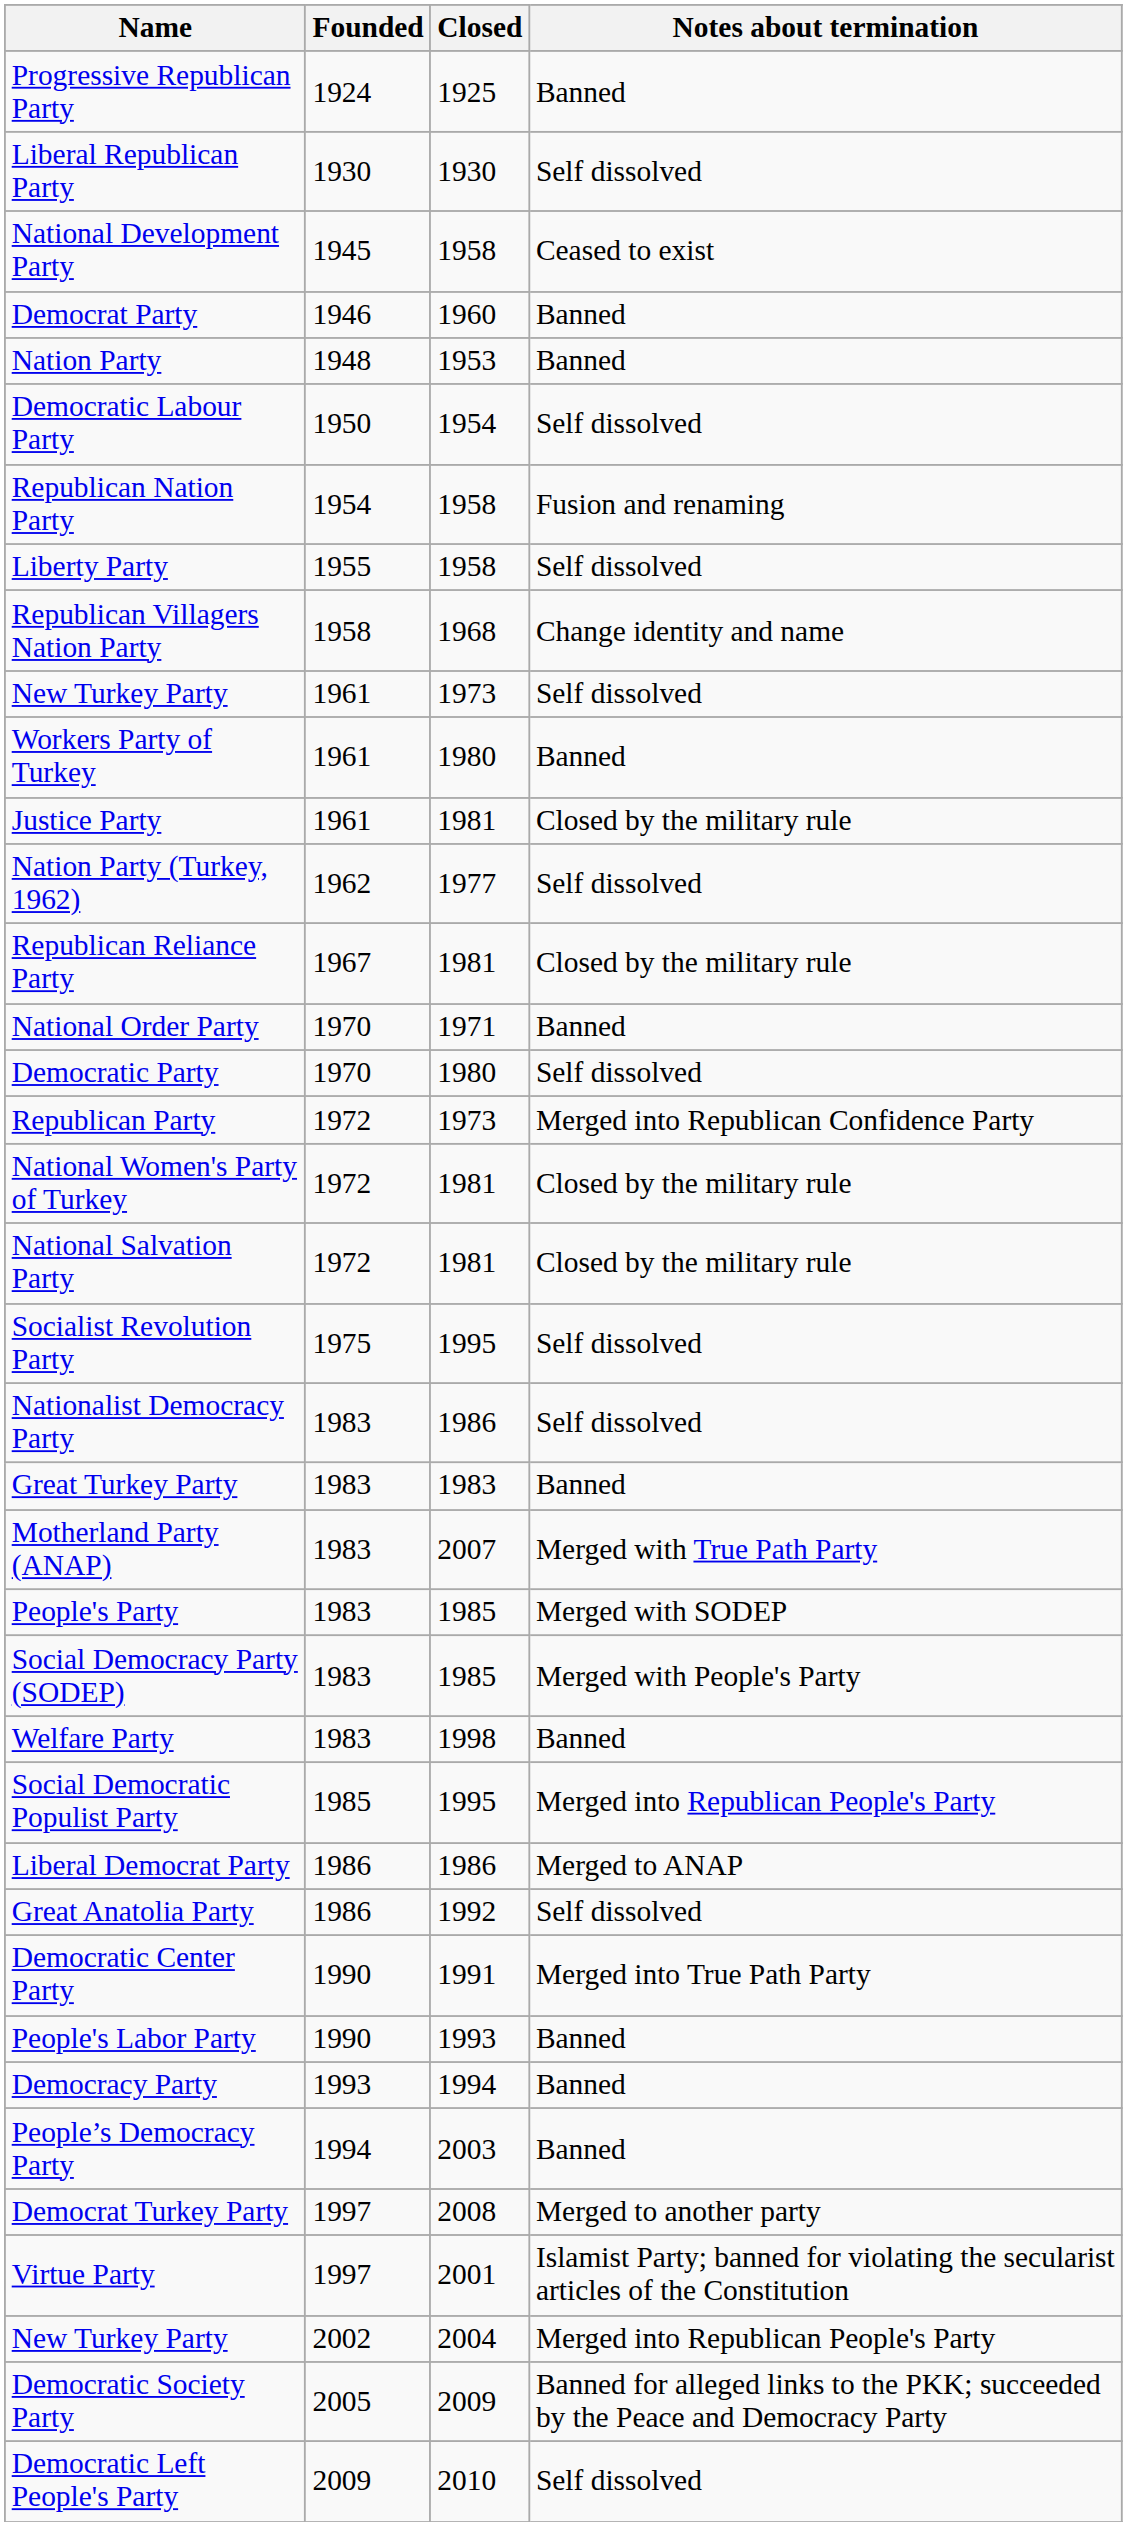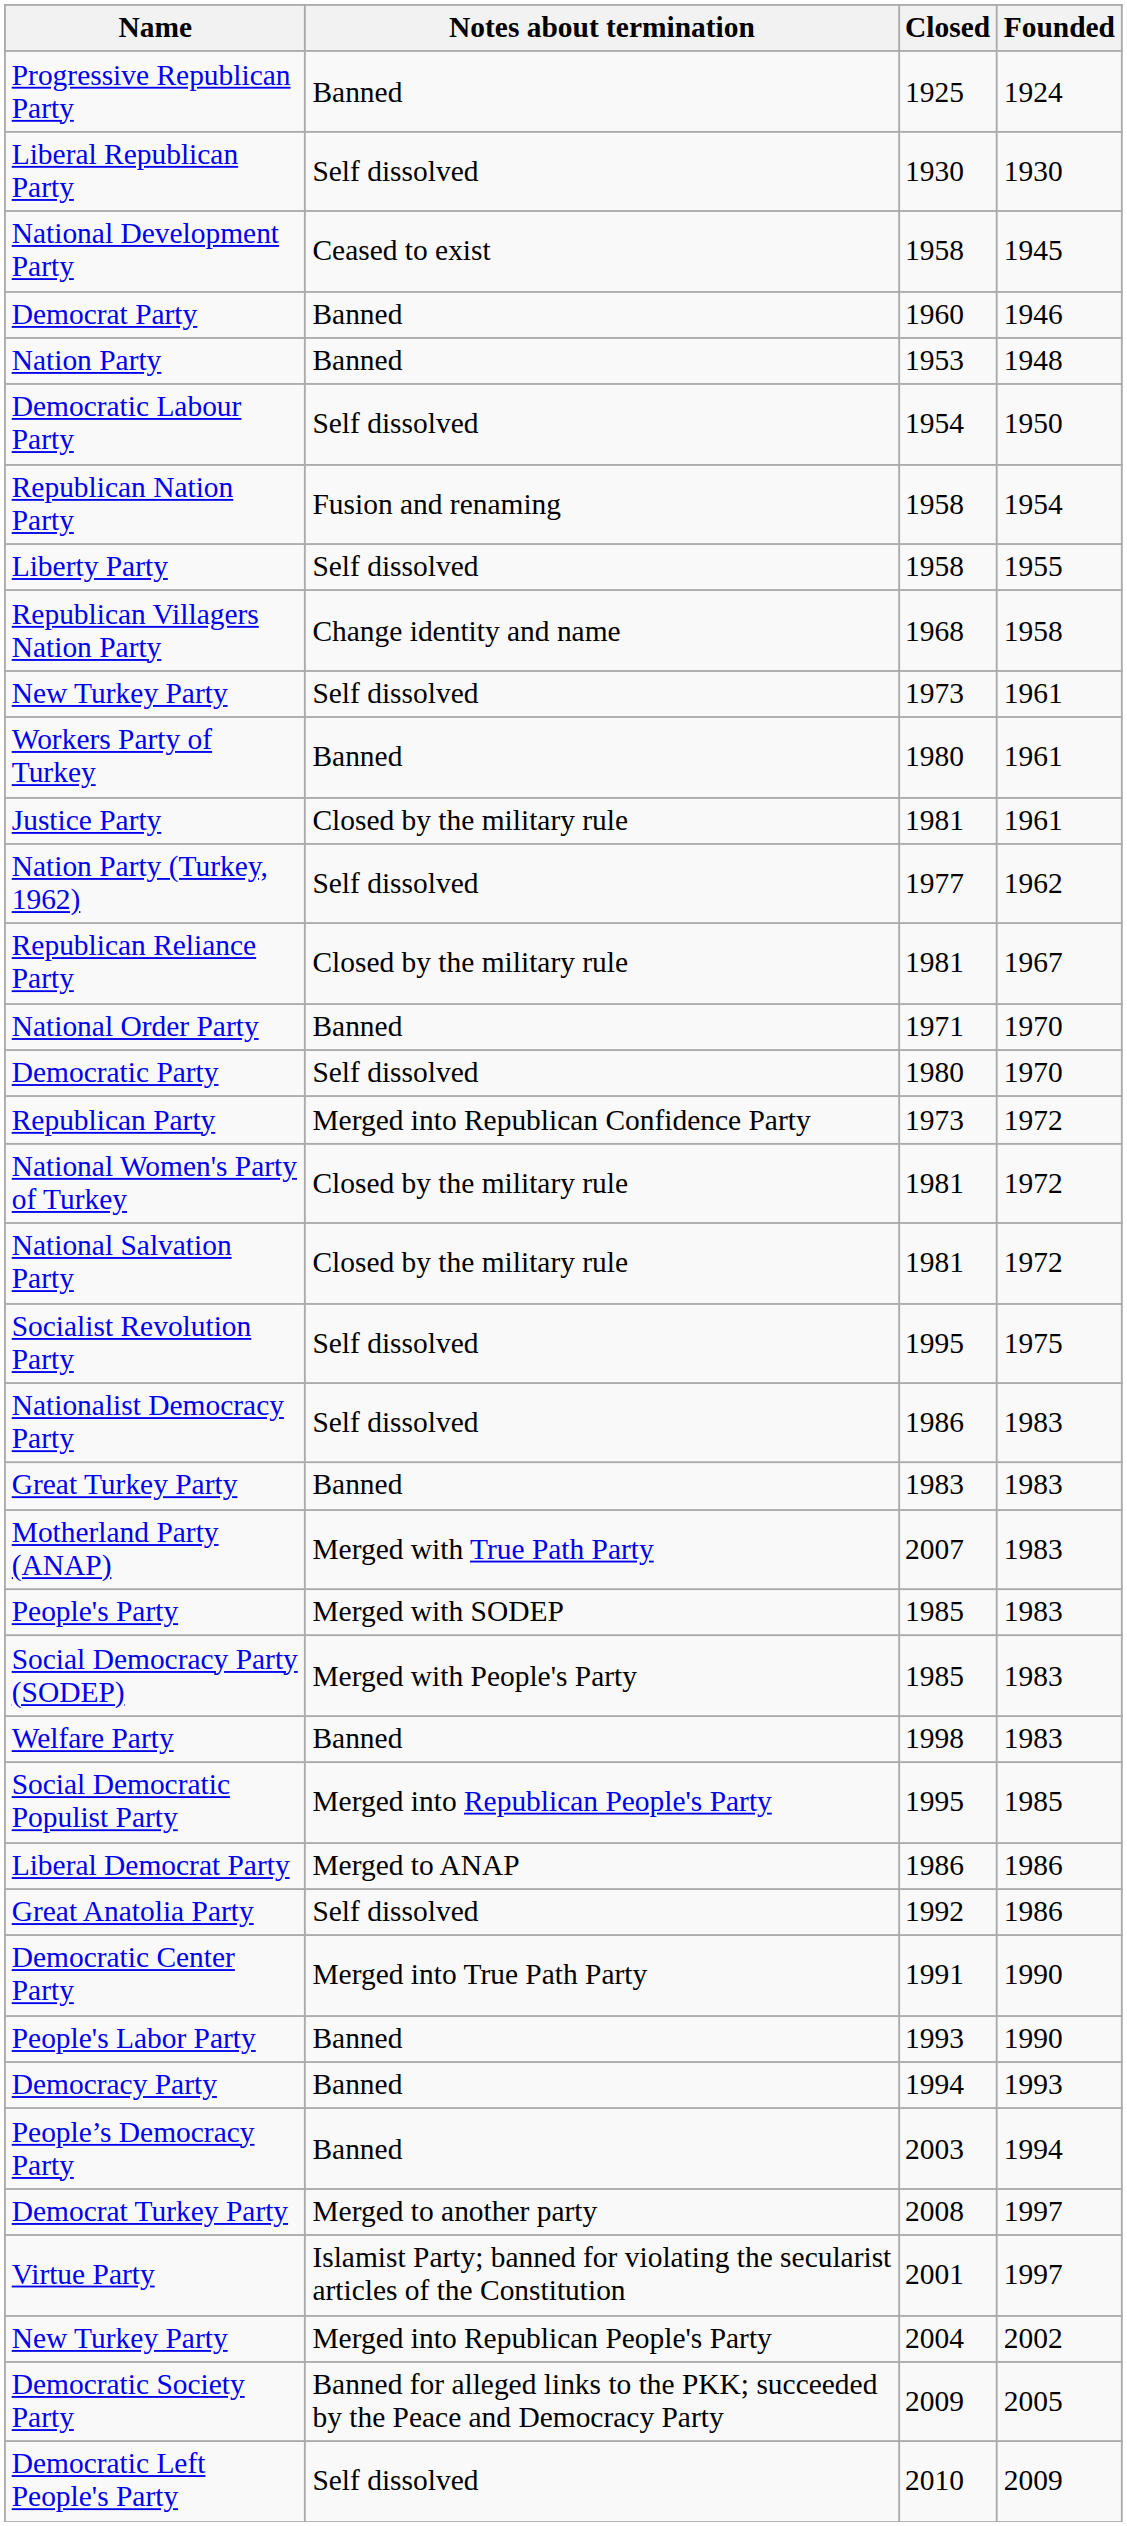columns swapped: (368, 27) <-> (825, 27)
